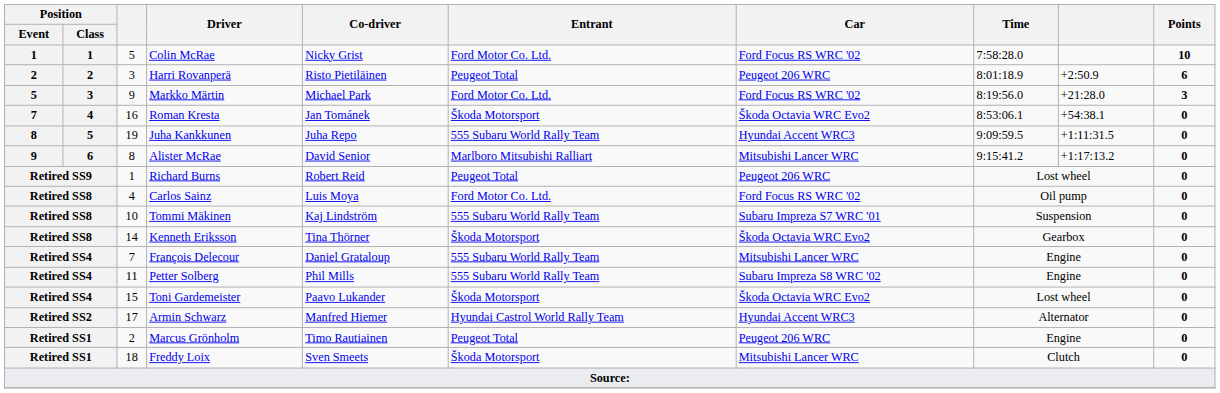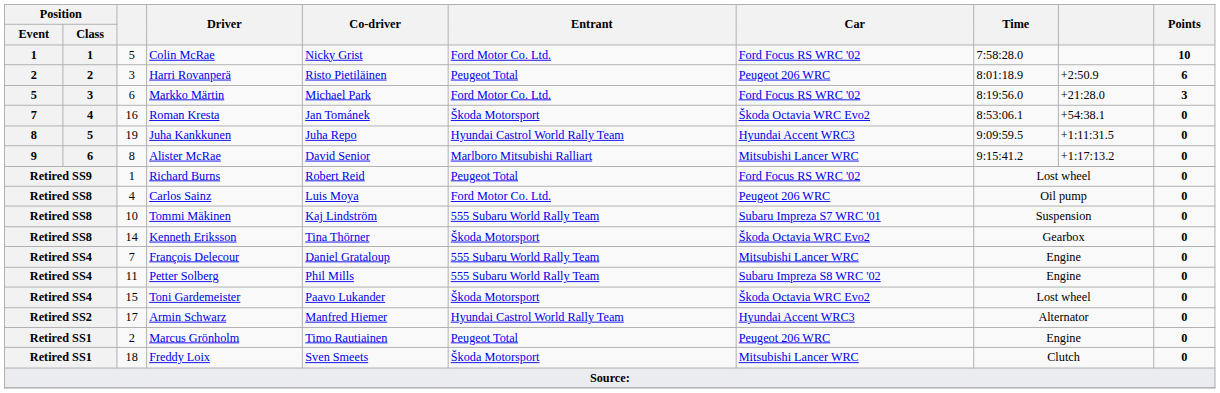(132, 94) 9 -> (132, 94) 6
(525, 135) 555 Subaru World Rally Team -> (537, 135) Hyundai Castrol World Rally Team
(784, 175) Peugeot 206 WRC -> (800, 175) Ford Focus RS WRC '02
(800, 195) Ford Focus RS WRC '02 -> (784, 195) Peugeot 206 WRC
